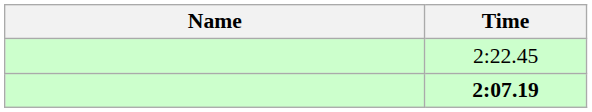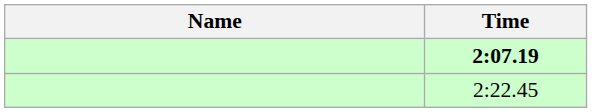rows swapped: (506, 90) <-> (506, 55)
